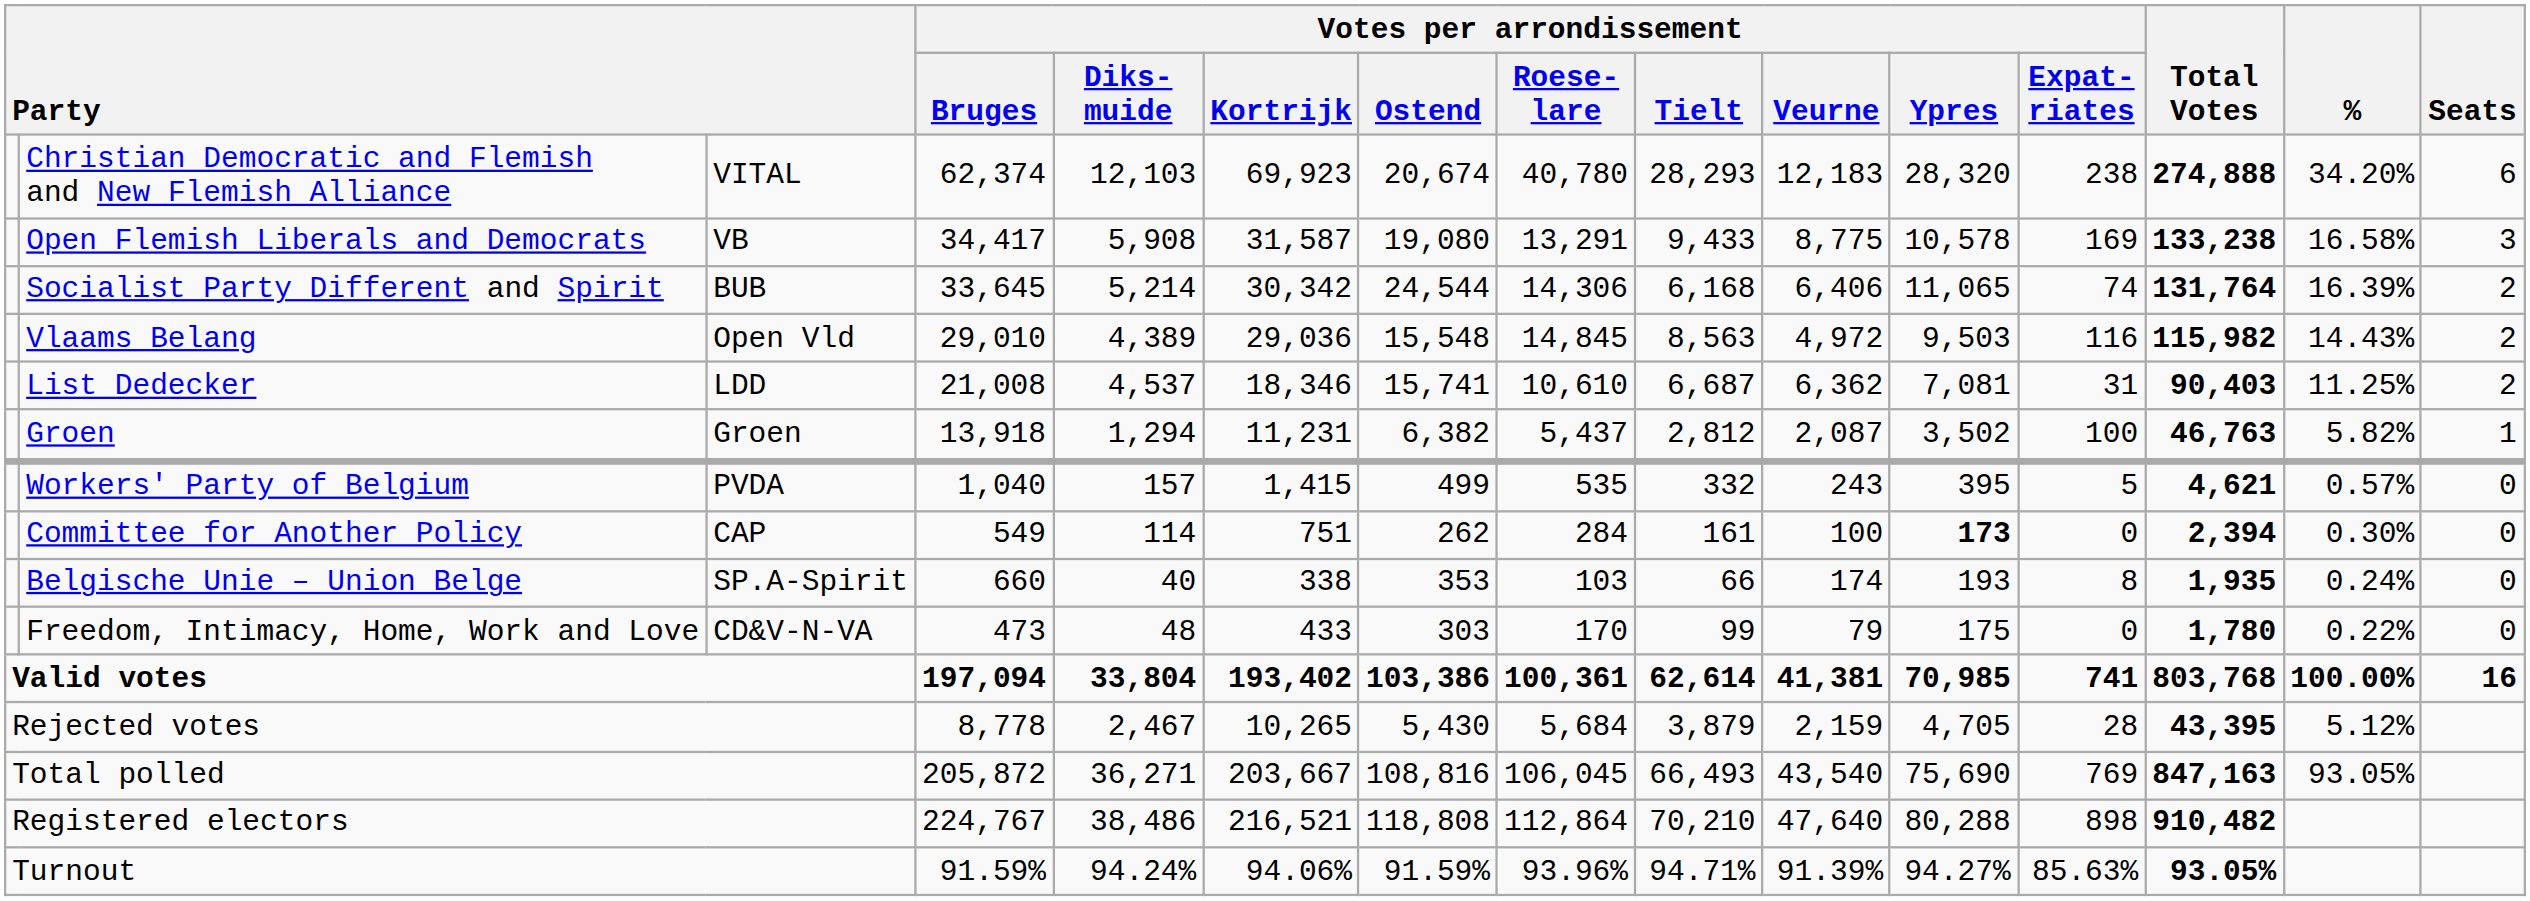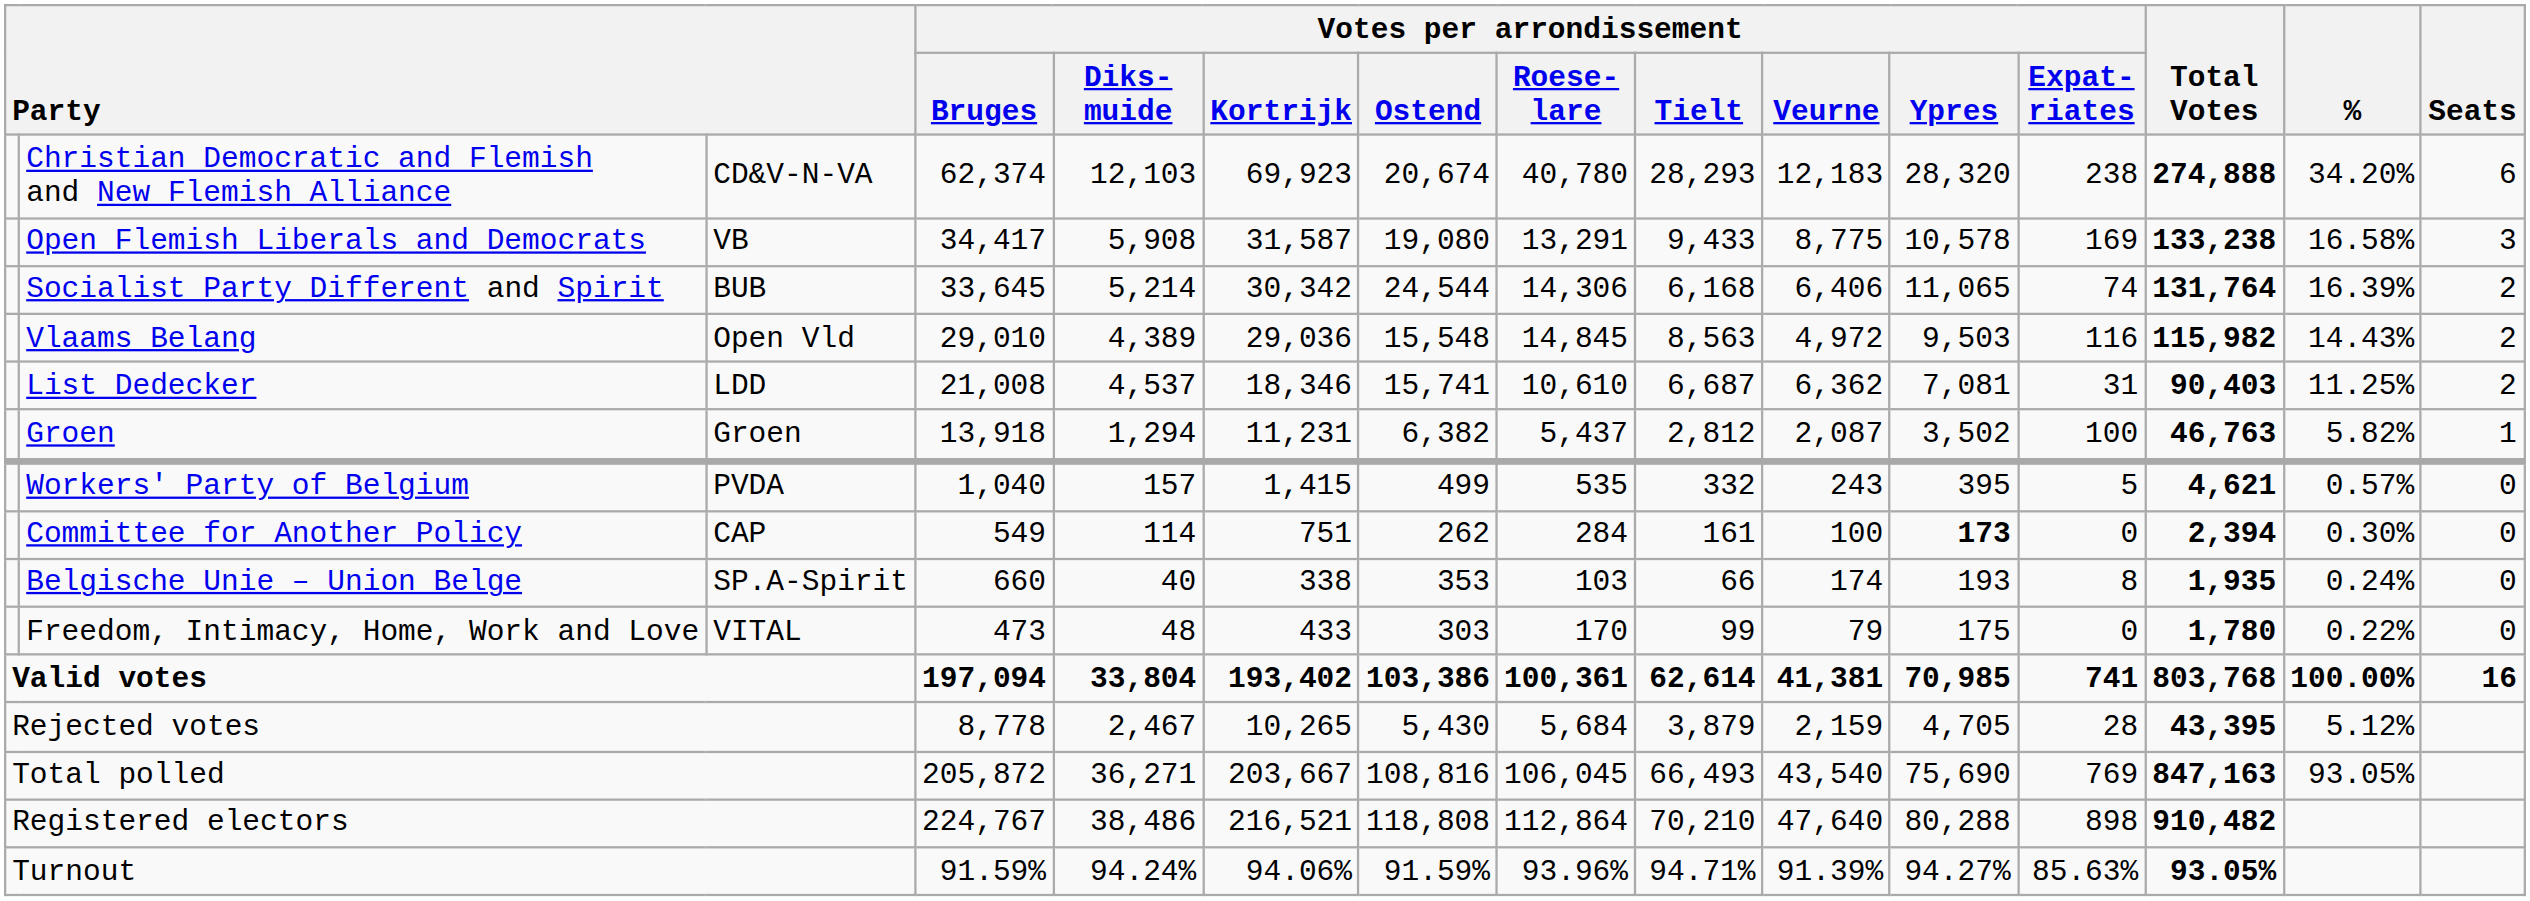(757, 176) VITAL -> (793, 176) CD&V-N-VA
(793, 631) CD&V-N-VA -> (757, 631) VITAL
